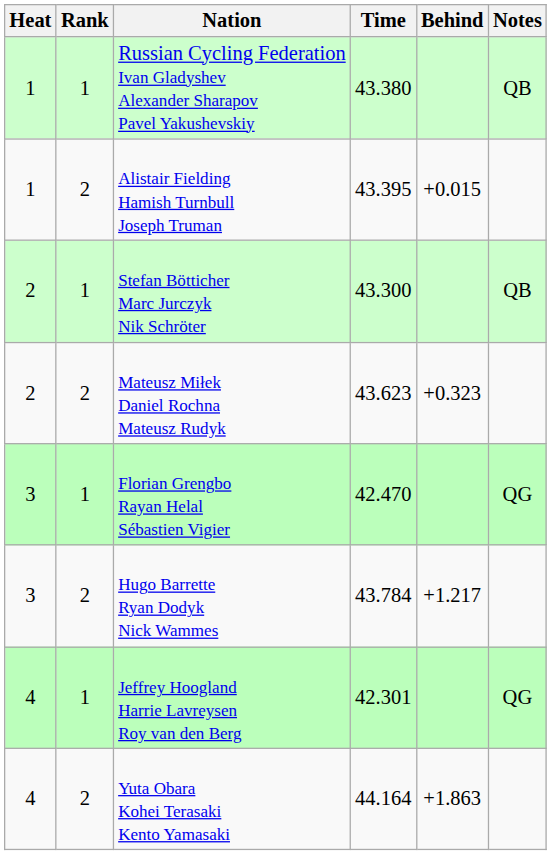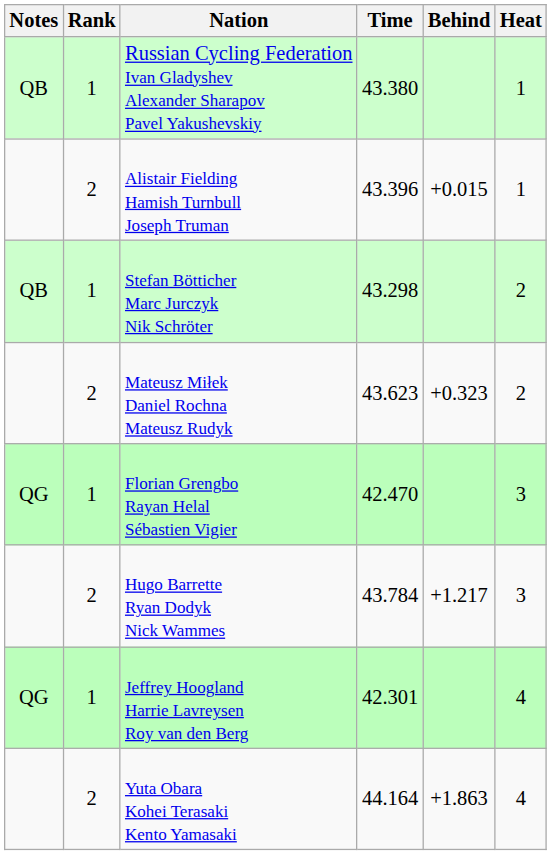columns swapped: (30, 20) <-> (517, 20)
(383, 189) 43.395 -> (390, 189) 43.396
(383, 290) 43.300 -> (390, 290) 43.298
